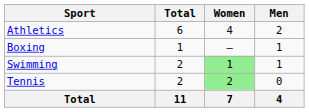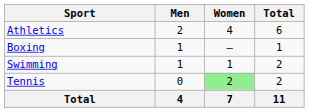columns swapped: (279, 13) <-> (180, 13)
(230, 64) lightgreen background -> (230, 64) no background
